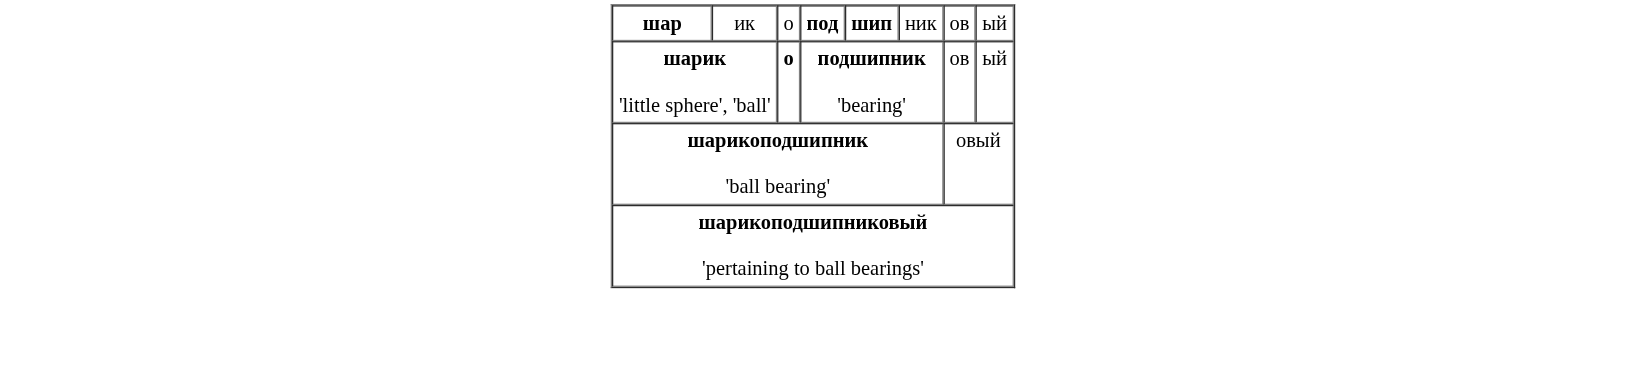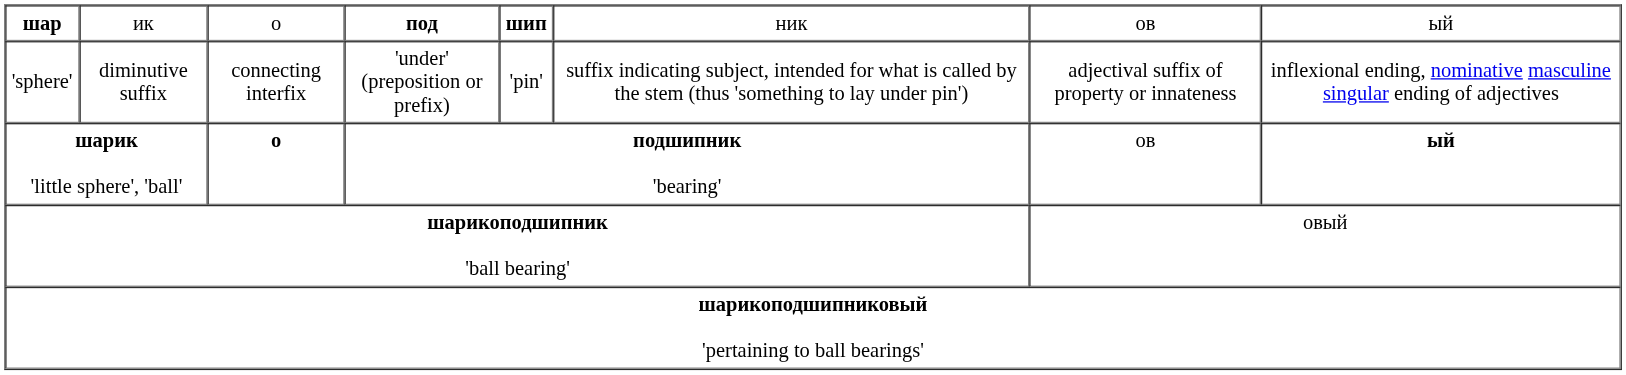+ row: (42, 81)
(995, 81) normal -> (1441, 163) bold
